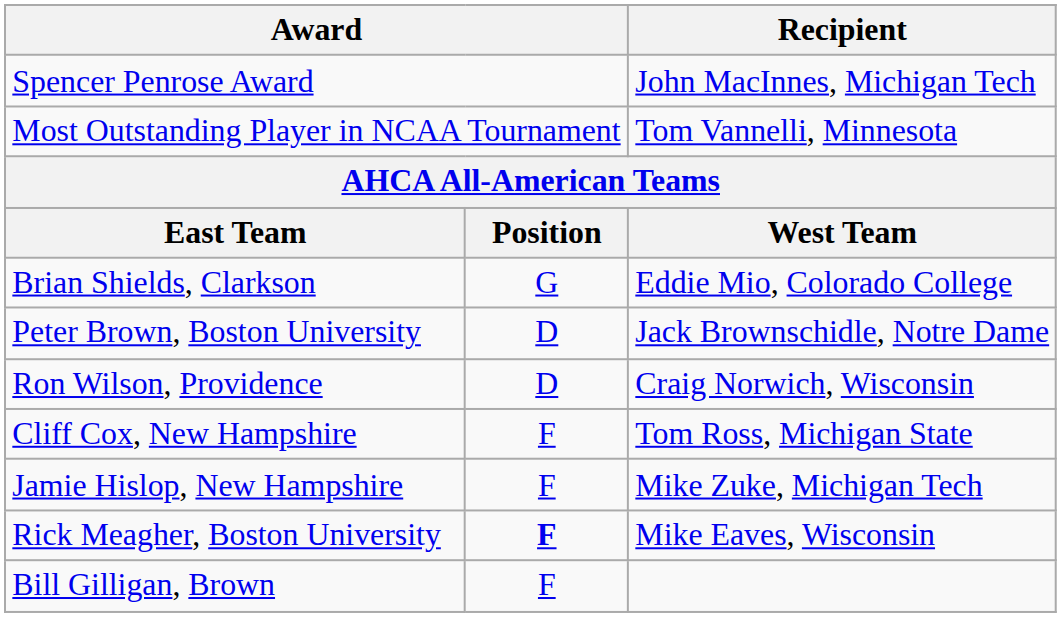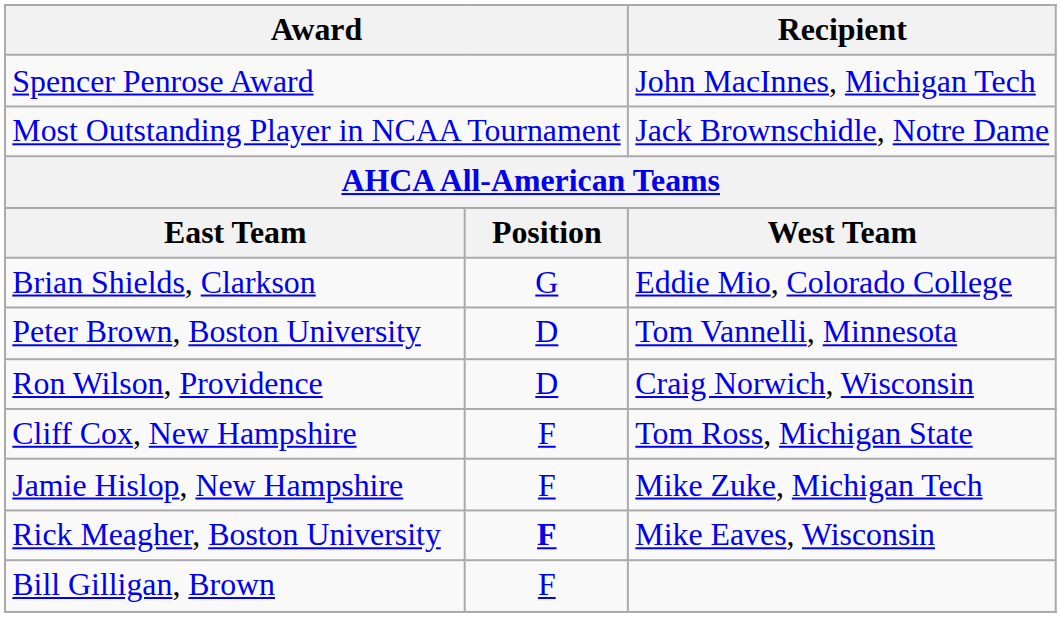(796, 130) Tom Vannelli, Minnesota -> (842, 130) Jack Brownschidle, Notre Dame
(842, 332) Jack Brownschidle, Notre Dame -> (796, 332) Tom Vannelli, Minnesota
